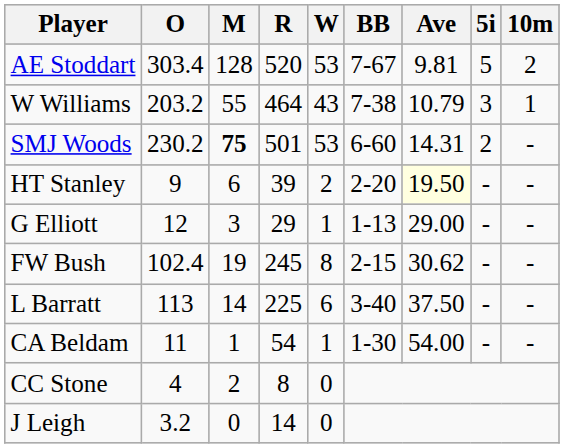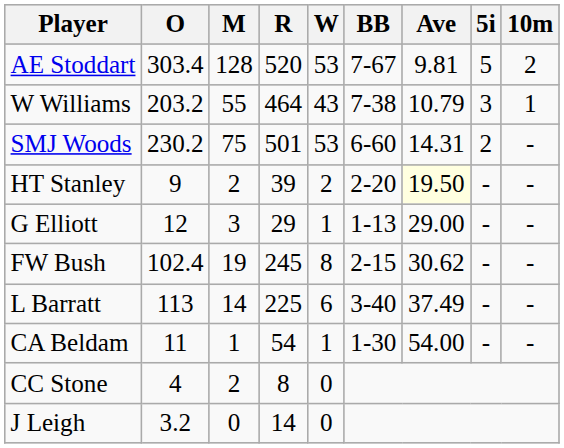(234, 143) bold -> (234, 143) normal
(234, 183) 6 -> (234, 183) 2
(436, 303) 37.50 -> (436, 303) 37.49
